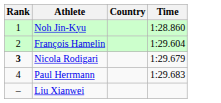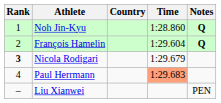+ column: (202, 12)
(168, 75) no background -> (168, 75) lightsalmon background
